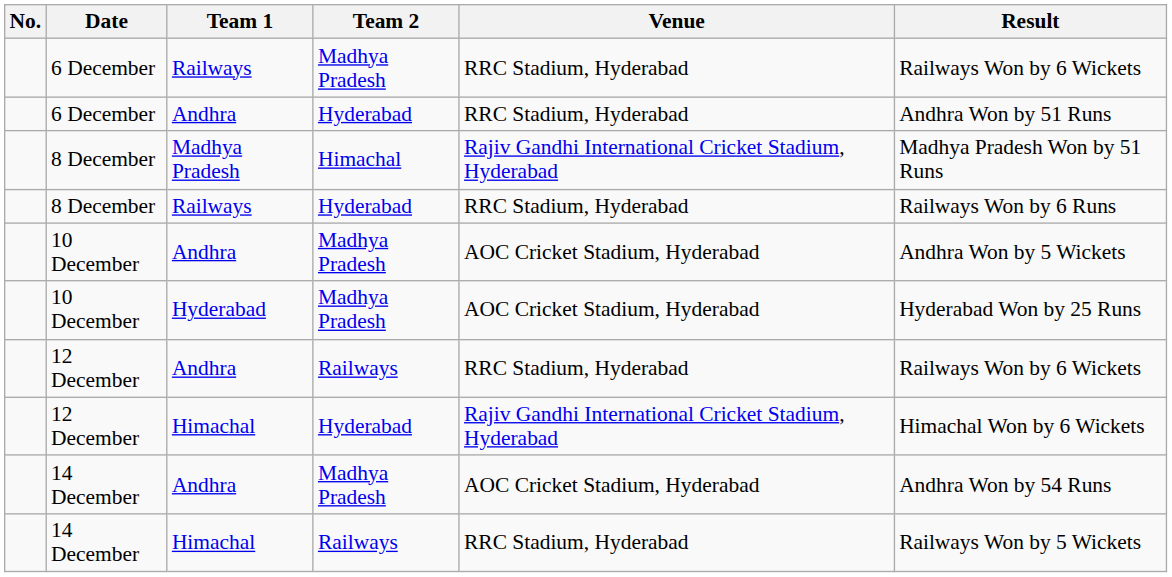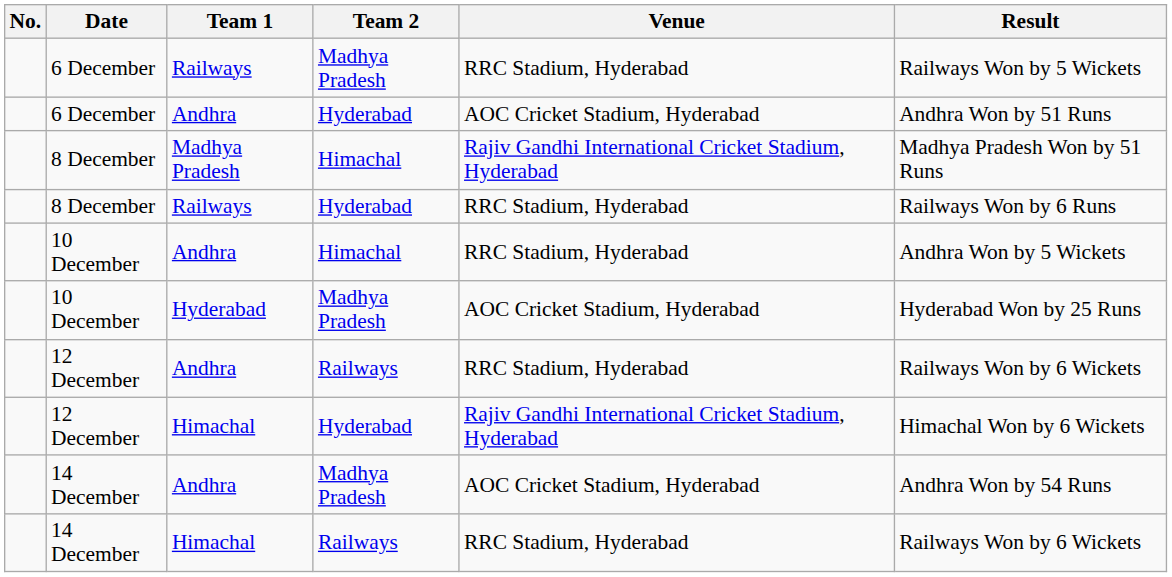(1020, 67) Railways Won by 6 Wickets -> (1020, 67) Railways Won by 5 Wickets
(576, 113) RRC Stadium, Hyderabad -> (612, 113) AOC Cricket Stadium, Hyderabad
(353, 251) Madhya Pradesh -> (360, 251) Himachal
(612, 251) AOC Cricket Stadium, Hyderabad -> (576, 251) RRC Stadium, Hyderabad
(1020, 542) Railways Won by 5 Wickets -> (1020, 542) Railways Won by 6 Wickets
